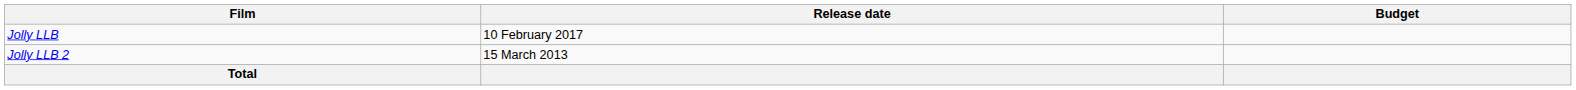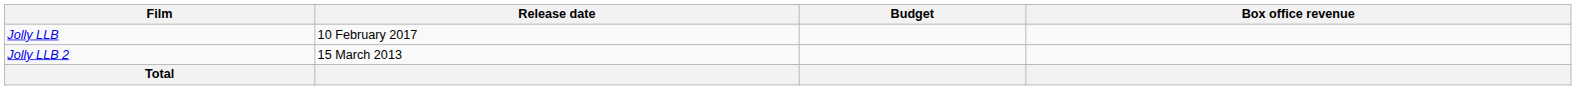+ column: (1298, 14)
